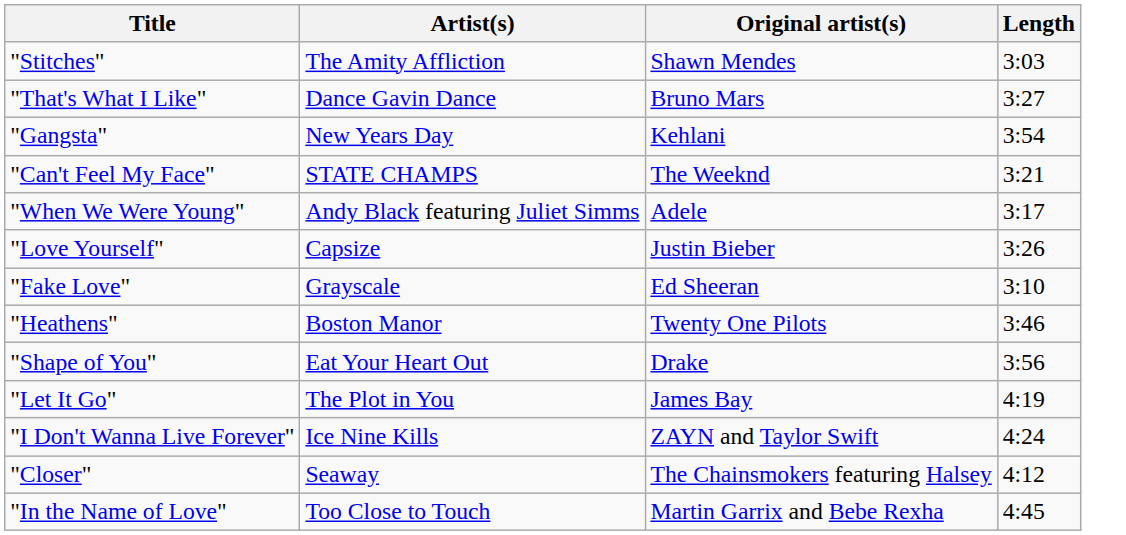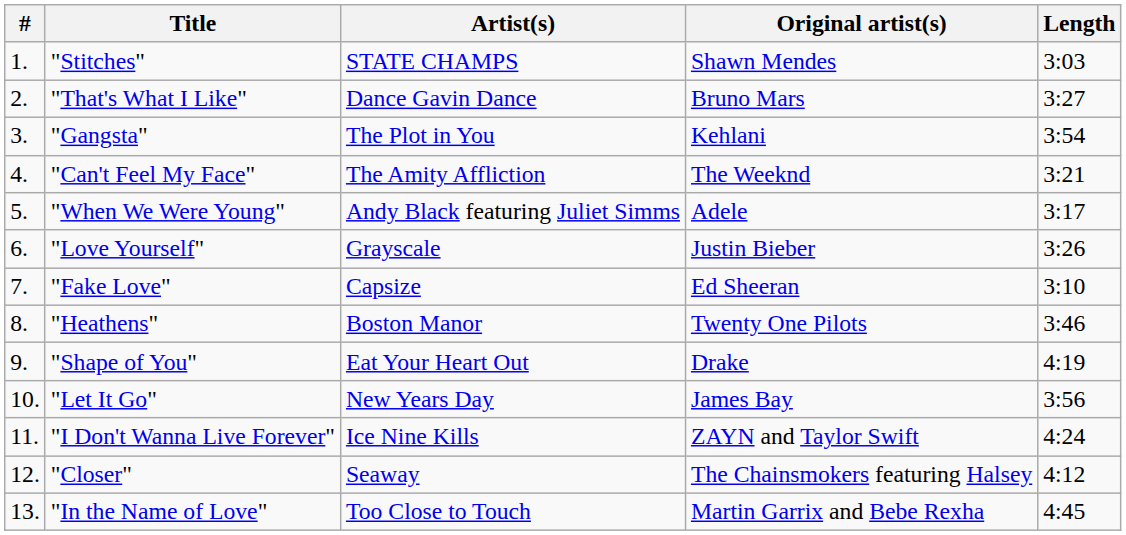+ column: (25, 23)
(405, 60) The Amity Affliction -> (432, 60) STATE CHAMPS
(379, 135) New Years Day -> (420, 135) The Plot in You
(392, 173) STATE CHAMPS -> (446, 173) The Amity Affliction
(343, 248) Capsize -> (393, 248) Grayscale
(353, 286) Grayscale -> (383, 286) Capsize
(1024, 361) 3:56 -> (1064, 361) 4:19
(380, 398) The Plot in You -> (420, 398) New Years Day
(1024, 398) 4:19 -> (1064, 398) 3:56
